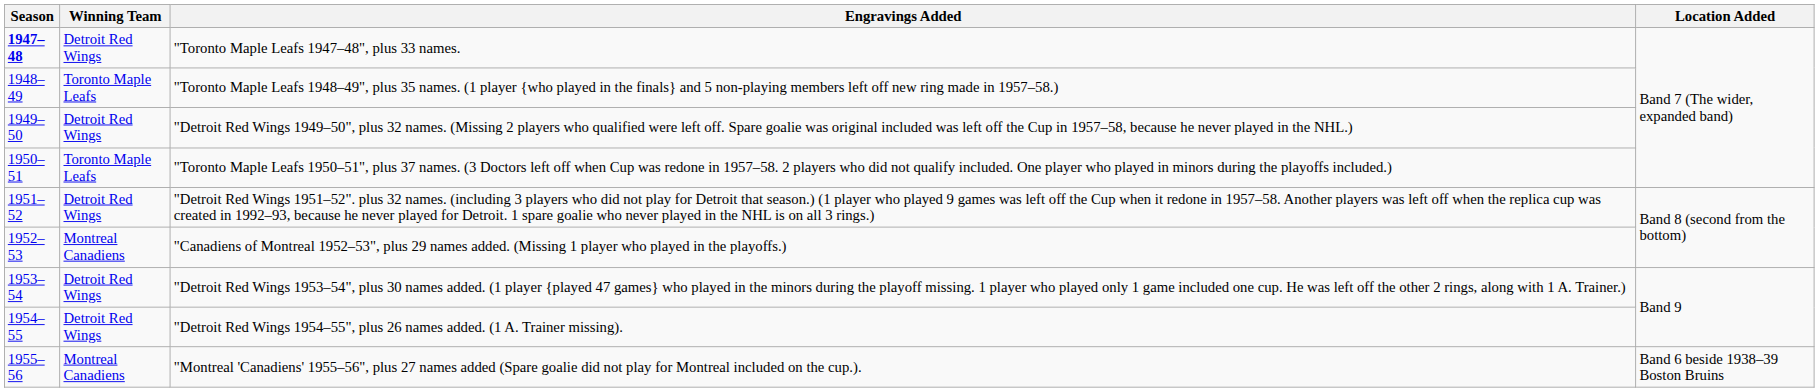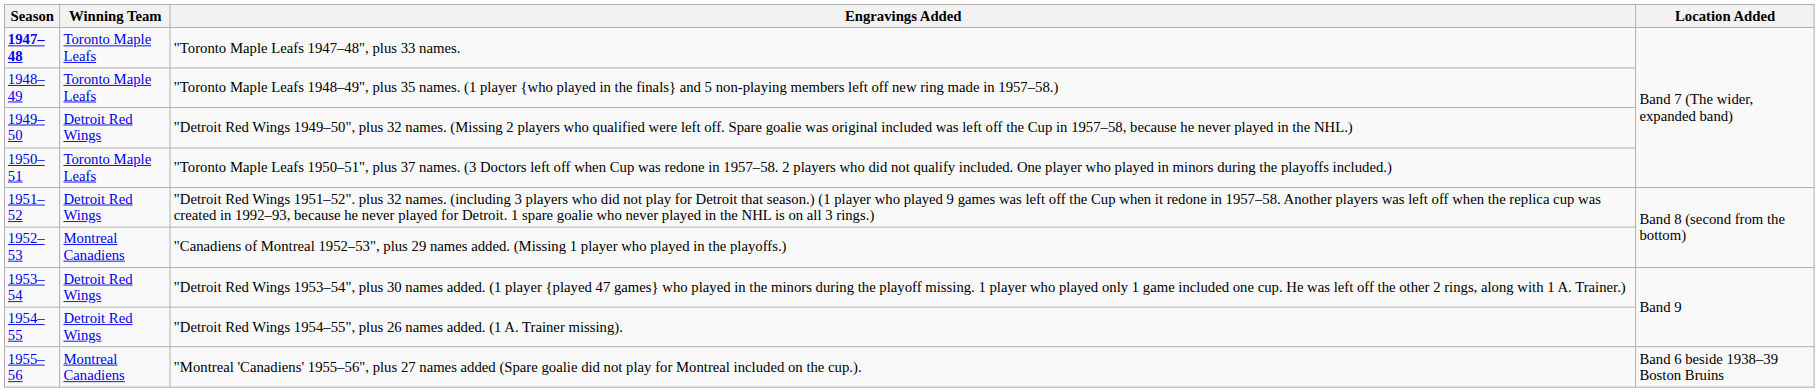(98, 47) Detroit Red Wings -> (107, 47) Toronto Maple Leafs
